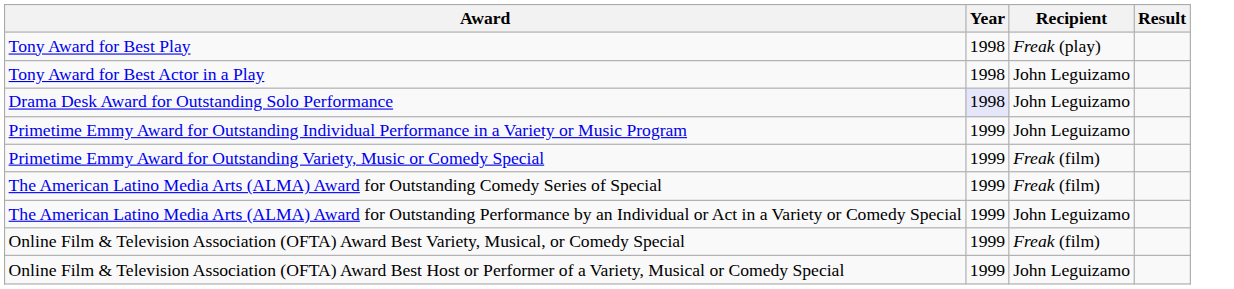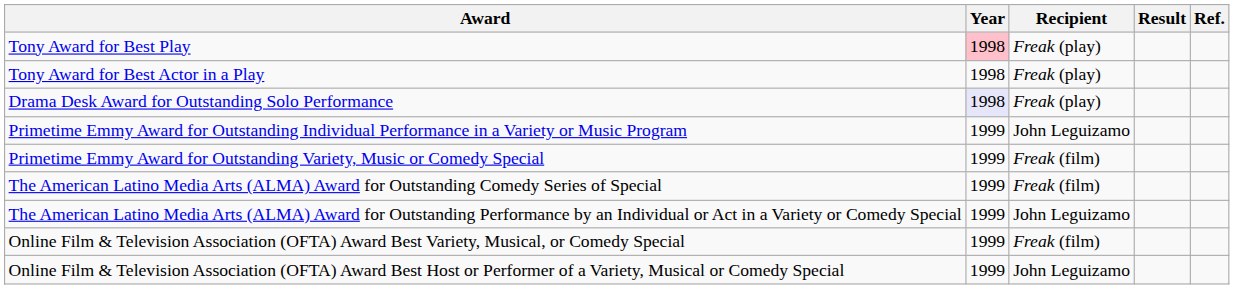+ column: (1210, 18)
(987, 46) no background -> (987, 46) pink background
(1072, 74) John Leguizamo -> (1057, 74) Freak (play)
(1072, 102) John Leguizamo -> (1057, 102) Freak (play)
